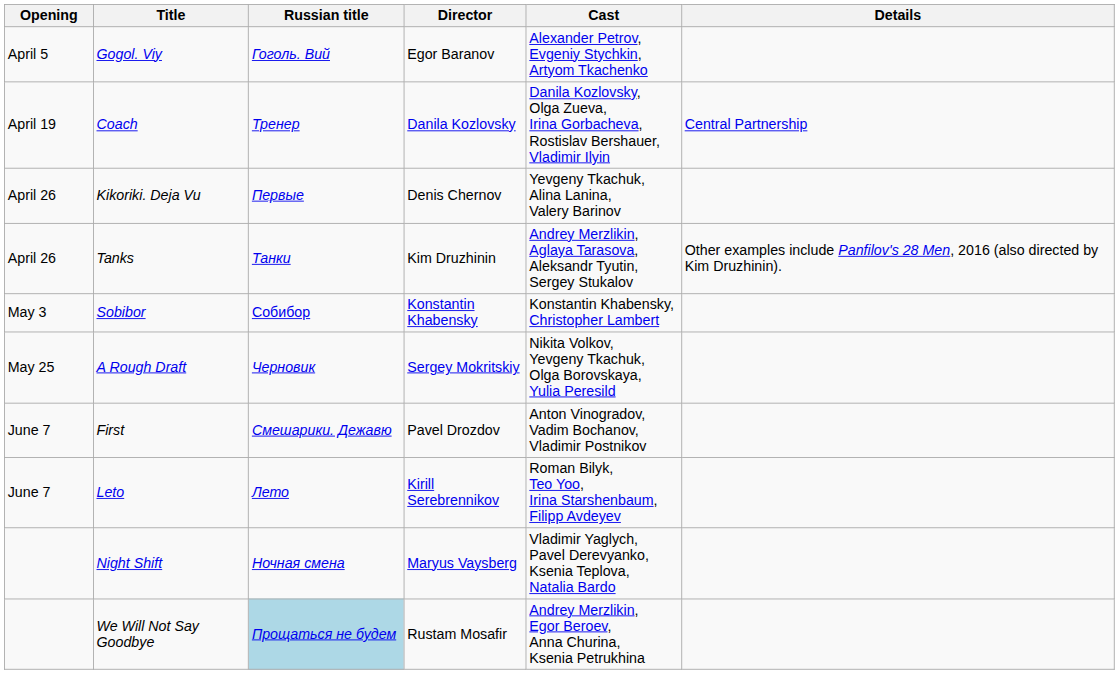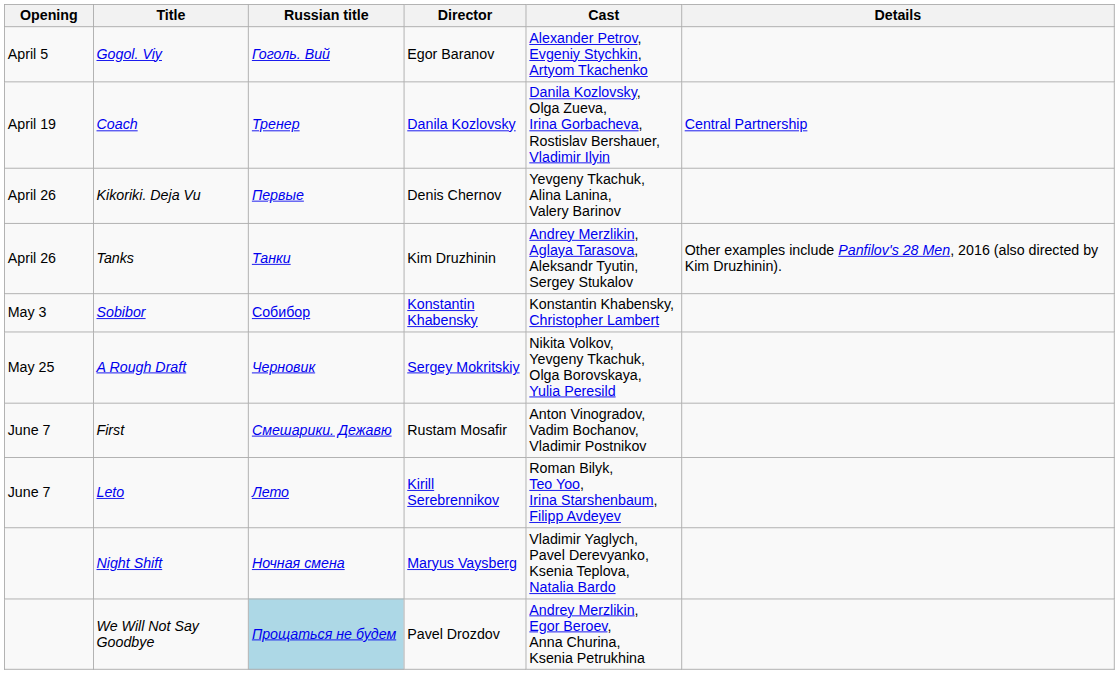(454, 430) Pavel Drozdov -> (457, 430) Rustam Mosafir
(457, 634) Rustam Mosafir -> (454, 634) Pavel Drozdov
